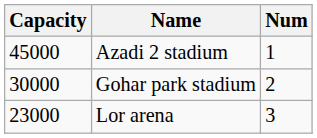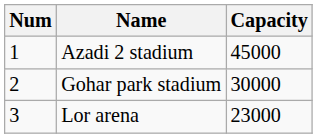columns swapped: (287, 20) <-> (48, 20)
